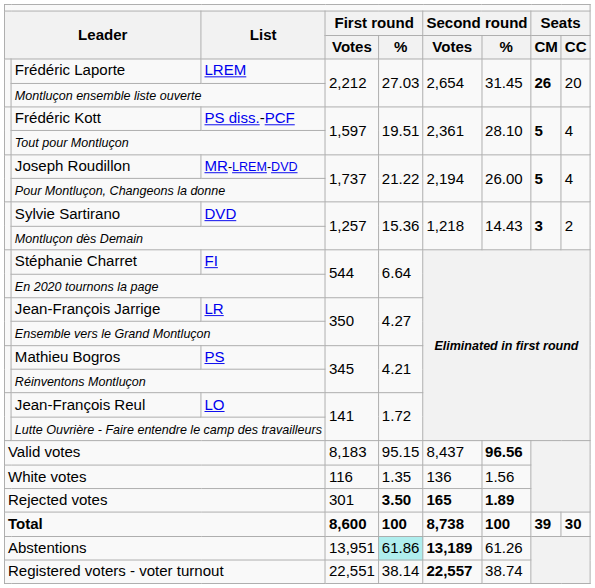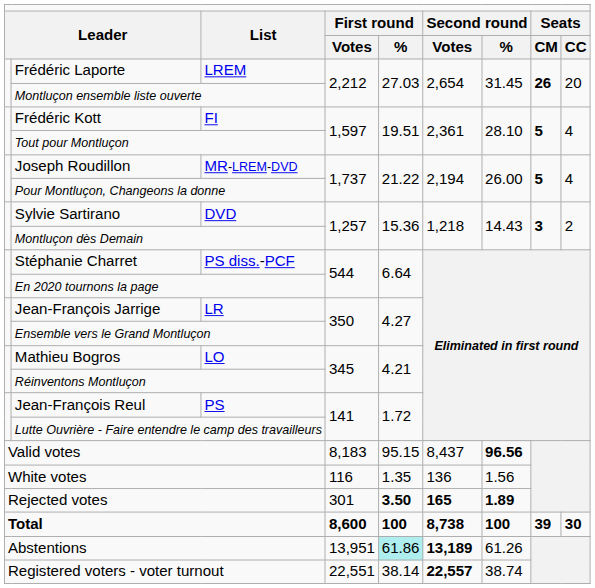(250, 118) PS diss.-PCF -> (211, 118) FI
(211, 261) FI -> (250, 261) PS diss.-PCF
(215, 357) PS -> (215, 357) LO
(215, 404) LO -> (215, 404) PS
